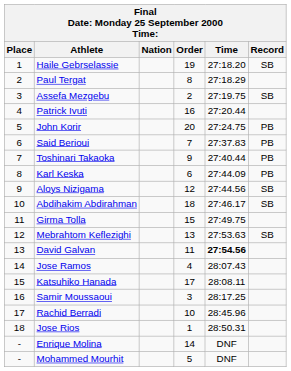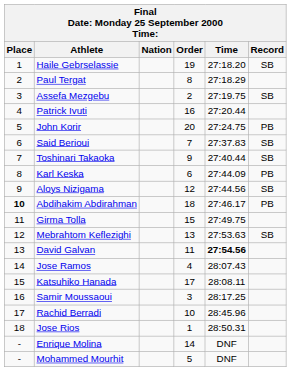(267, 142) PB -> (267, 142) SB
(267, 158) PB -> (267, 158) SB
(19, 204) normal -> (19, 204) bold
(267, 204) SB -> (267, 204) PB
